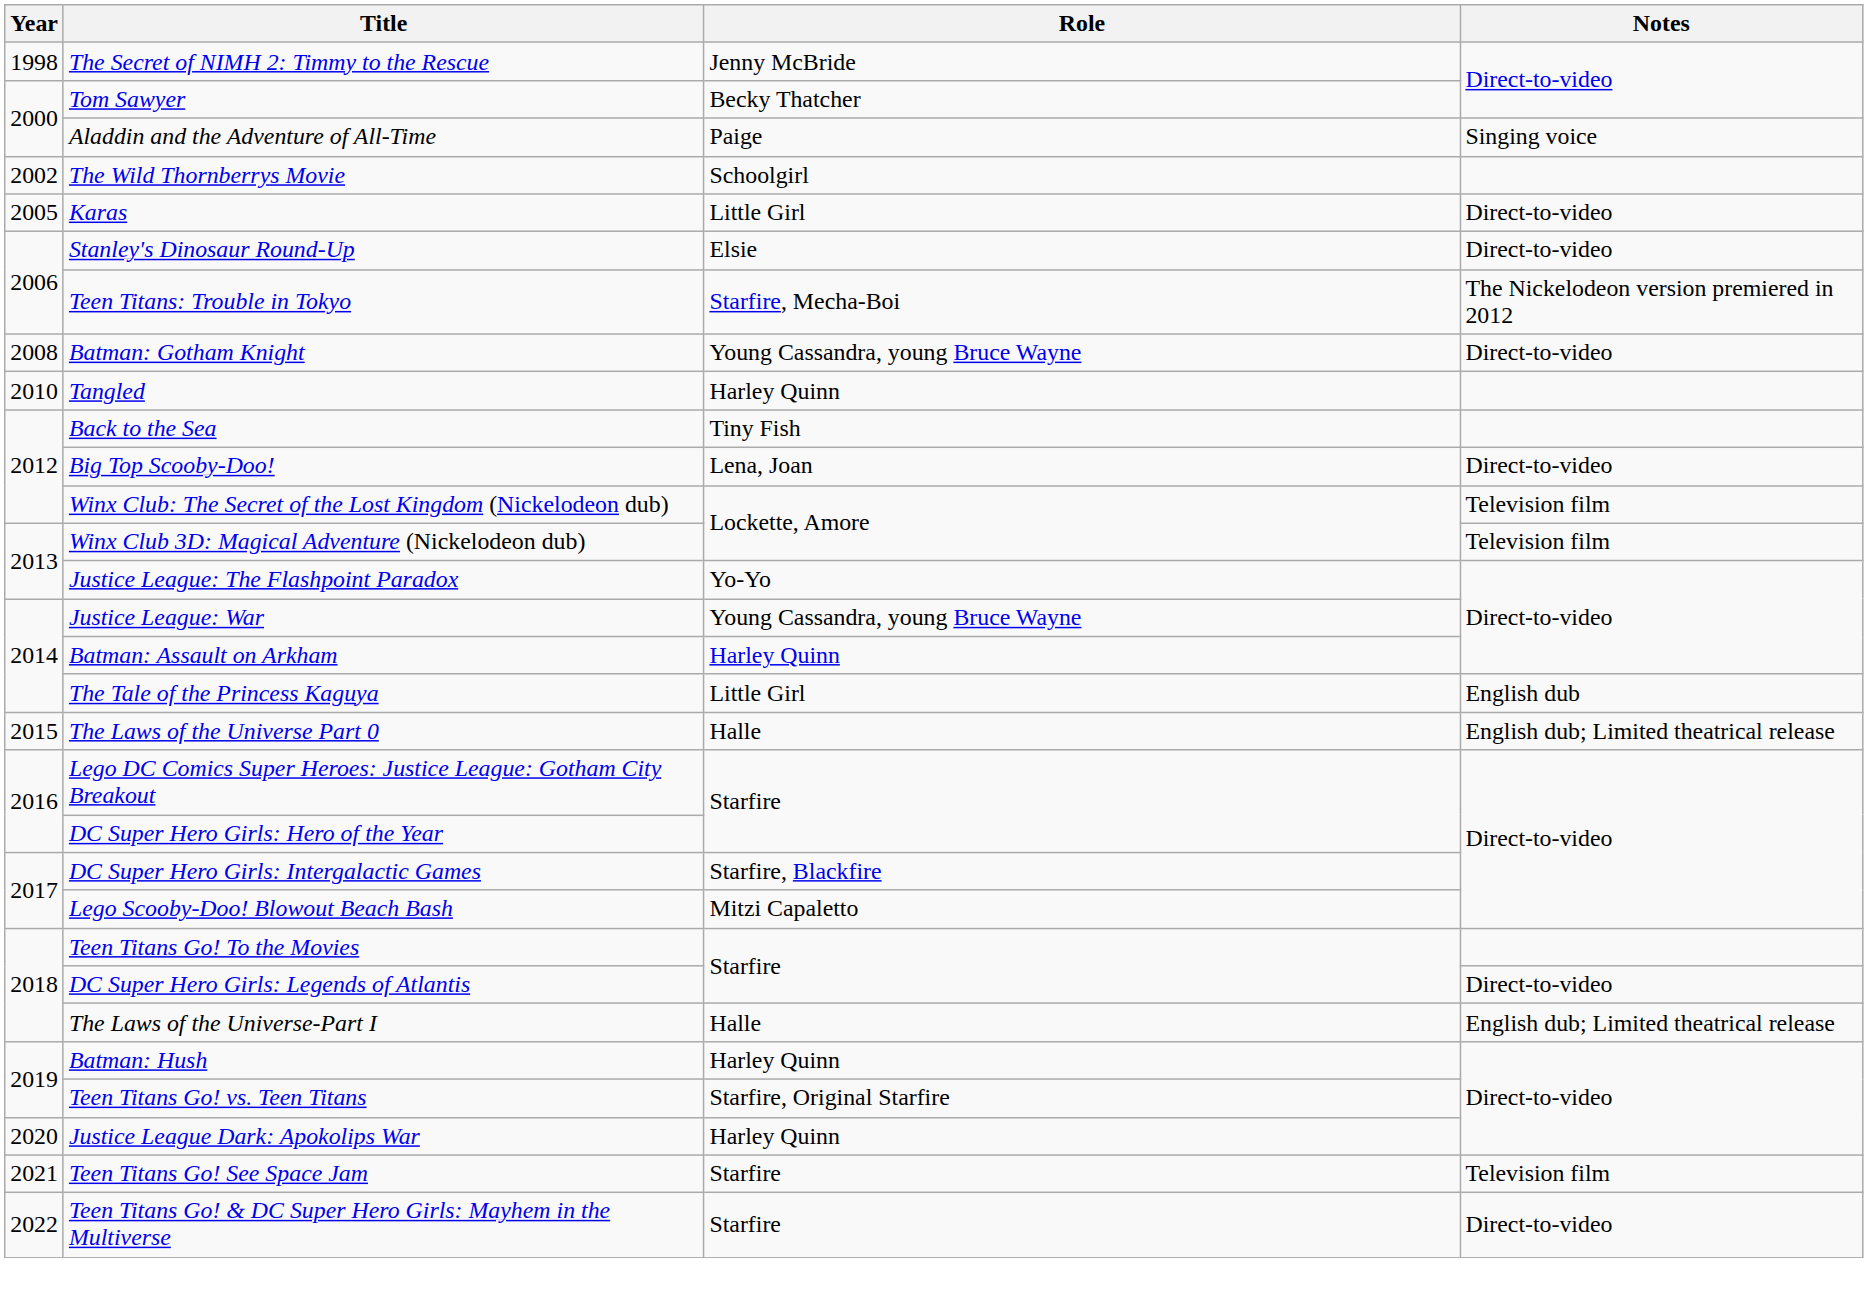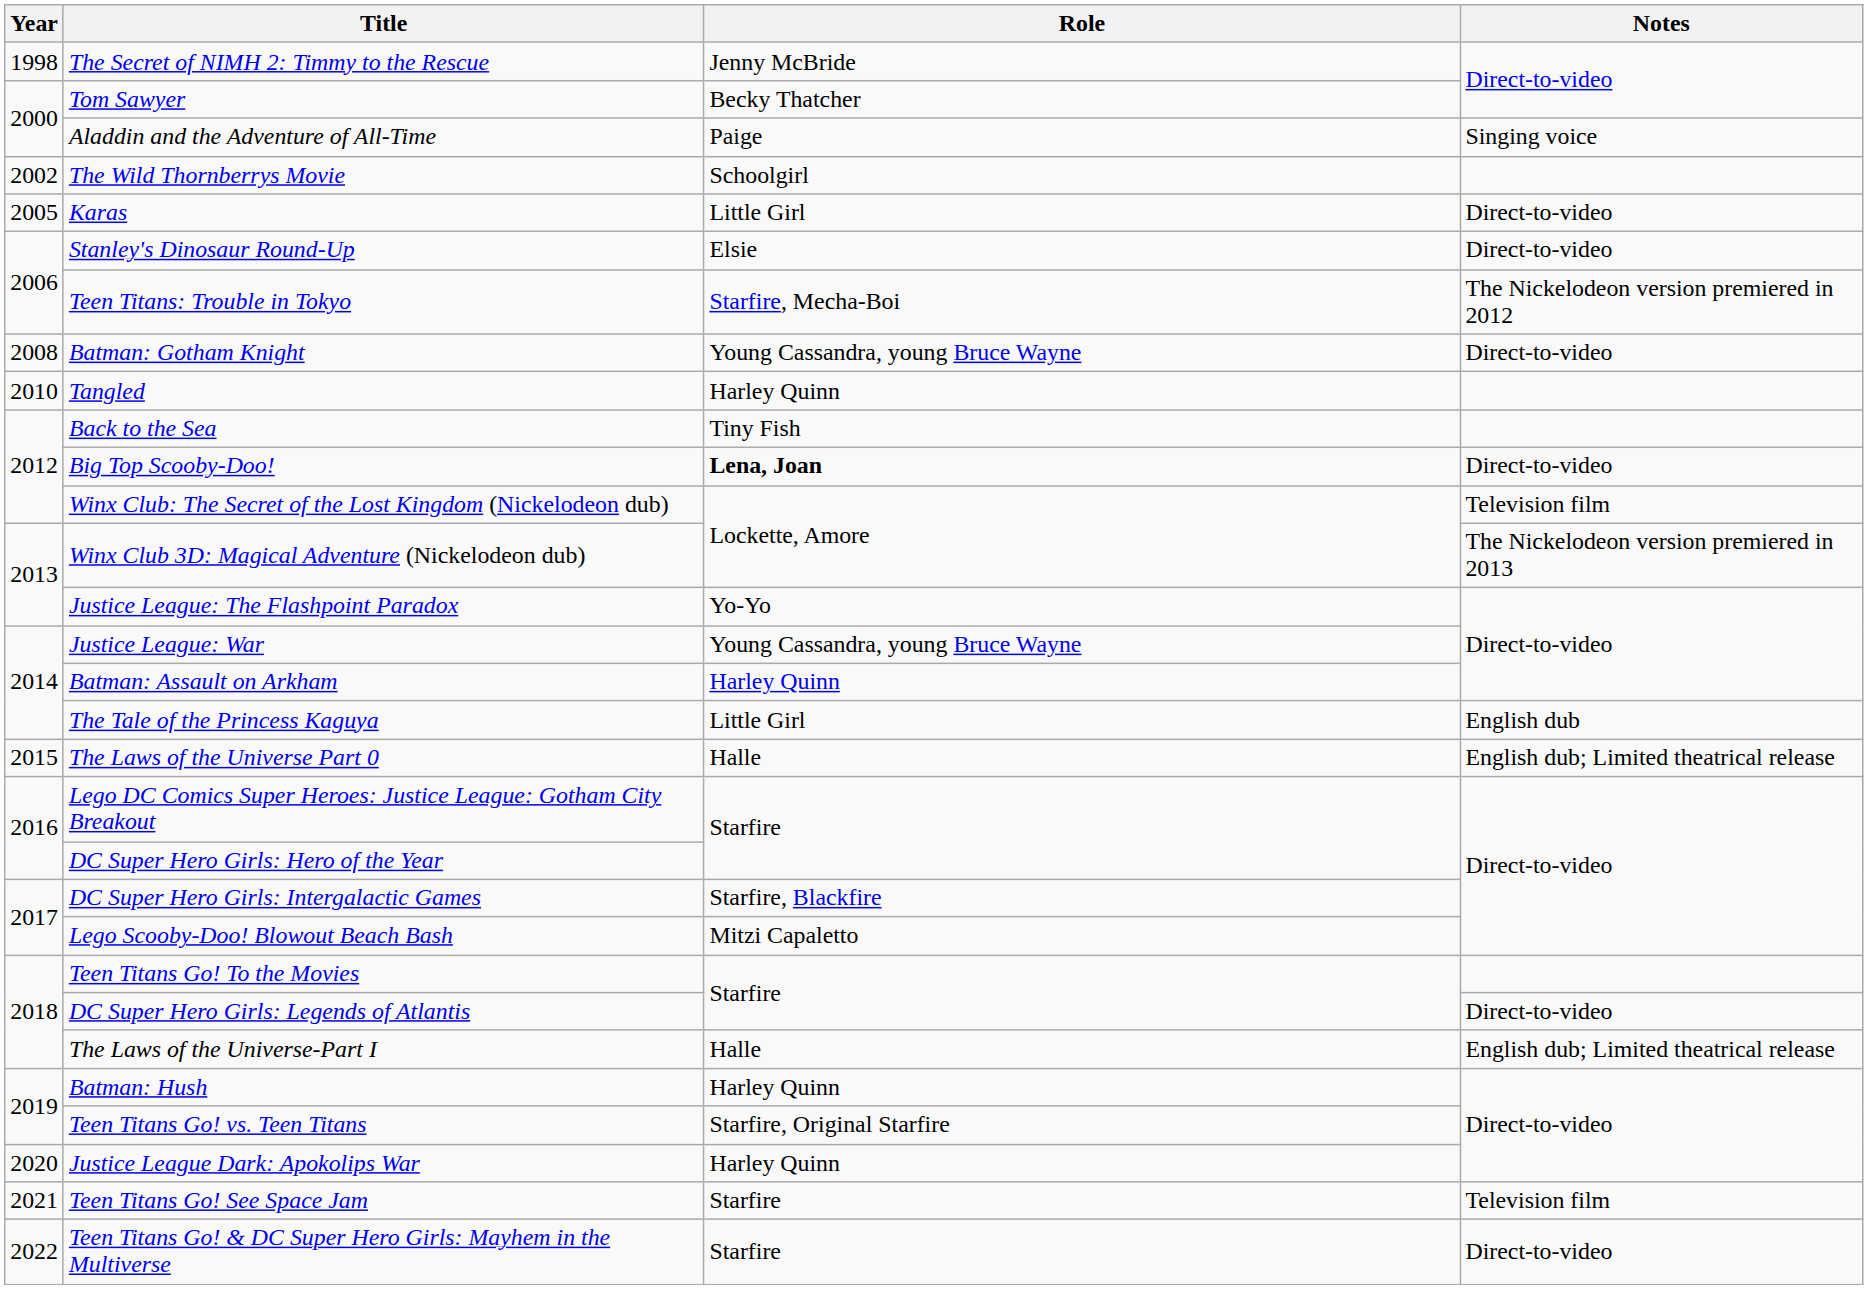(761, 466) normal -> (766, 466) bold
(1538, 541) Television film -> (1649, 555) The Nickelodeon version premiered in 2013
